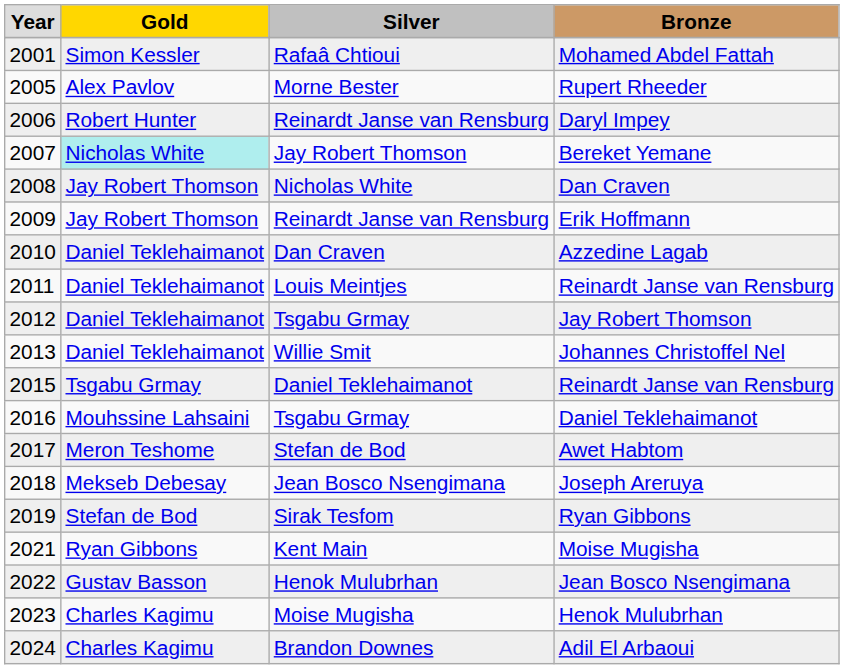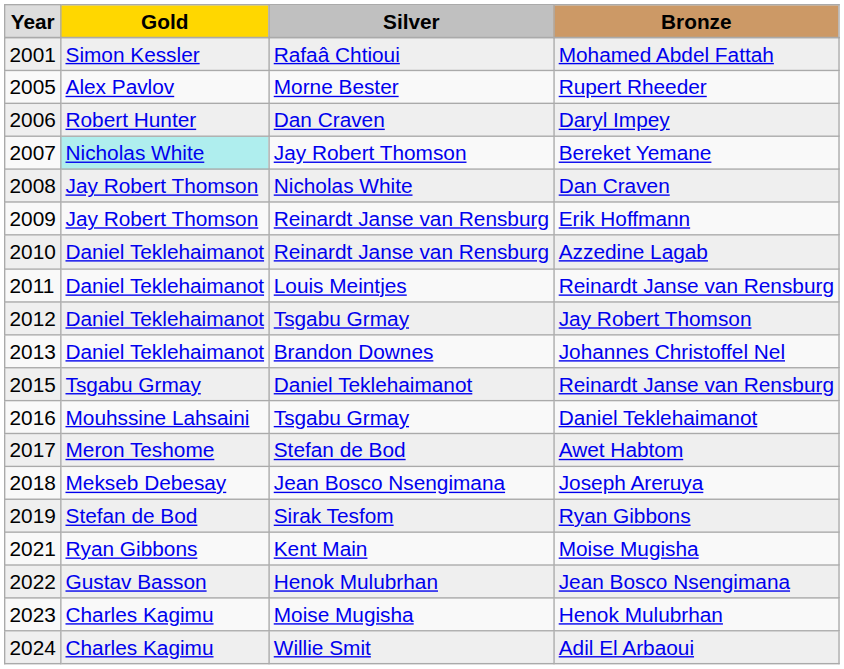(411, 120) Reinardt Janse van Rensburg -> (329, 120) Dan Craven
(329, 252) Dan Craven -> (411, 252) Reinardt Janse van Rensburg
(322, 351) Willie Smit -> (354, 351) Brandon Downes
(354, 648) Brandon Downes -> (322, 648) Willie Smit
